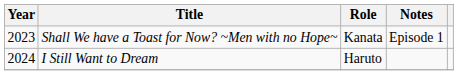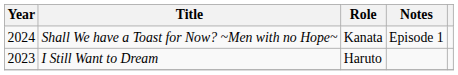(21, 37) 2023 -> (21, 37) 2024
(21, 59) 2024 -> (21, 59) 2023
